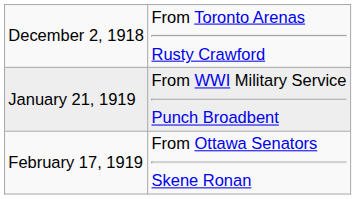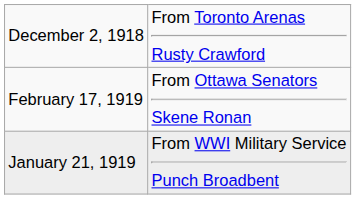rows swapped: (72, 99) <-> (76, 162)
